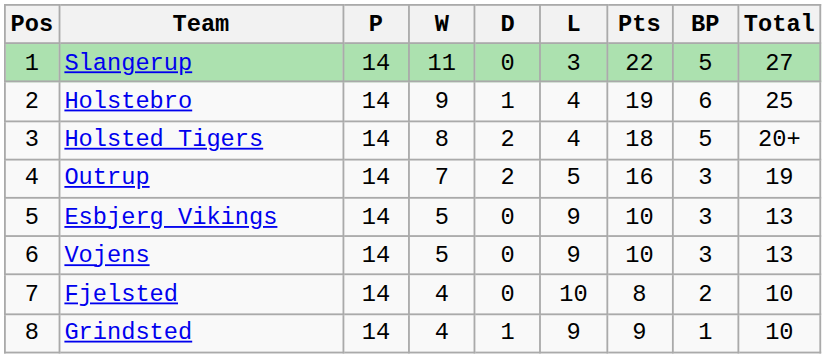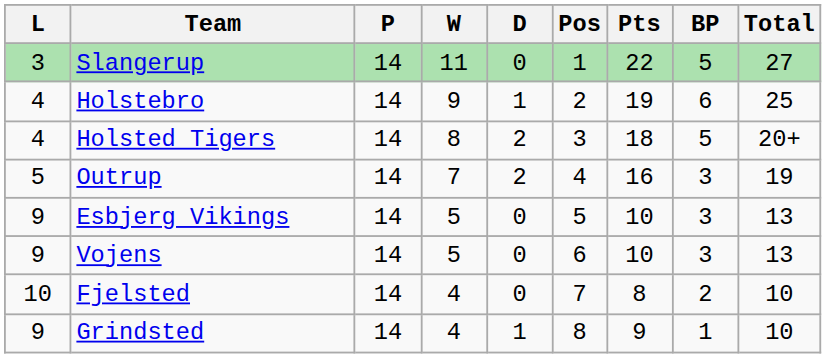columns swapped: (32, 24) <-> (574, 24)
